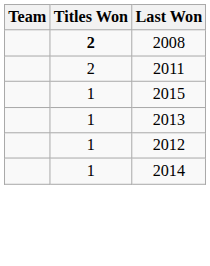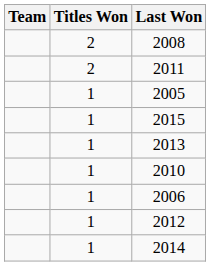(91, 42) bold -> (91, 42) normal
+ row: (169, 94)
+ row: (169, 171)
+ row: (169, 196)
